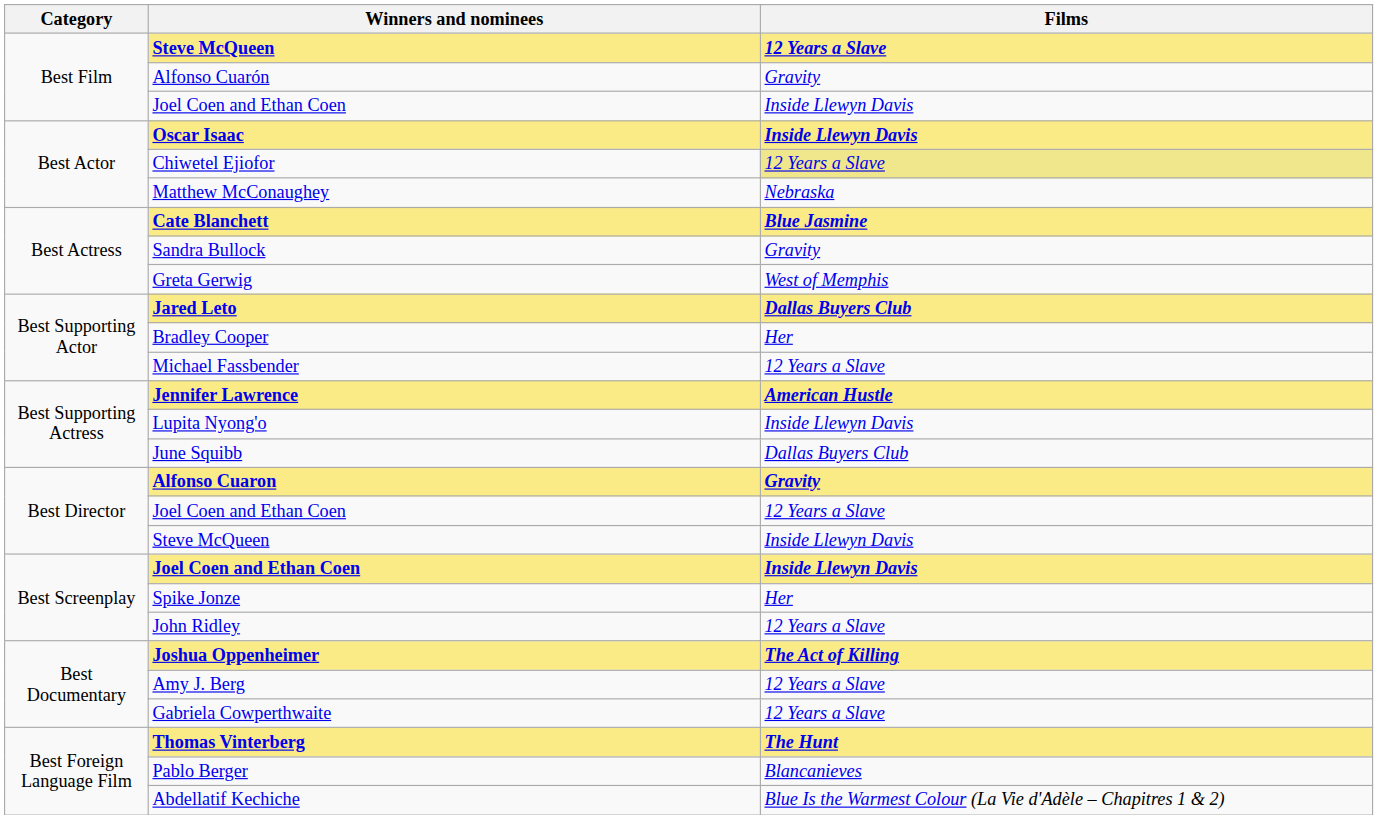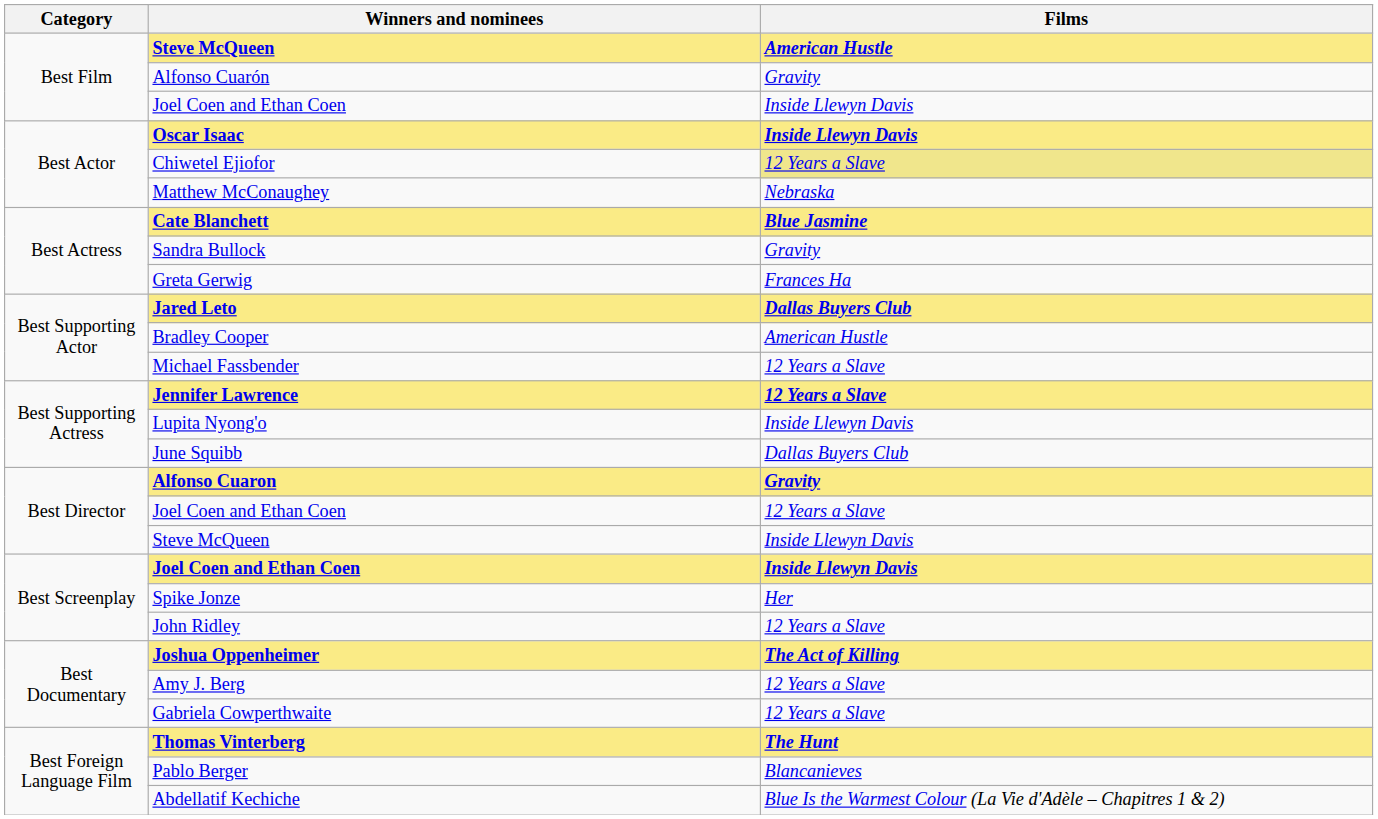(825, 47) 12 Years a Slave -> (829, 47) American Hustle
(826, 279) West of Memphis -> (808, 279) Frances Ha
(779, 337) Her -> (826, 337) American Hustle
(829, 395) American Hustle -> (825, 395) 12 Years a Slave
